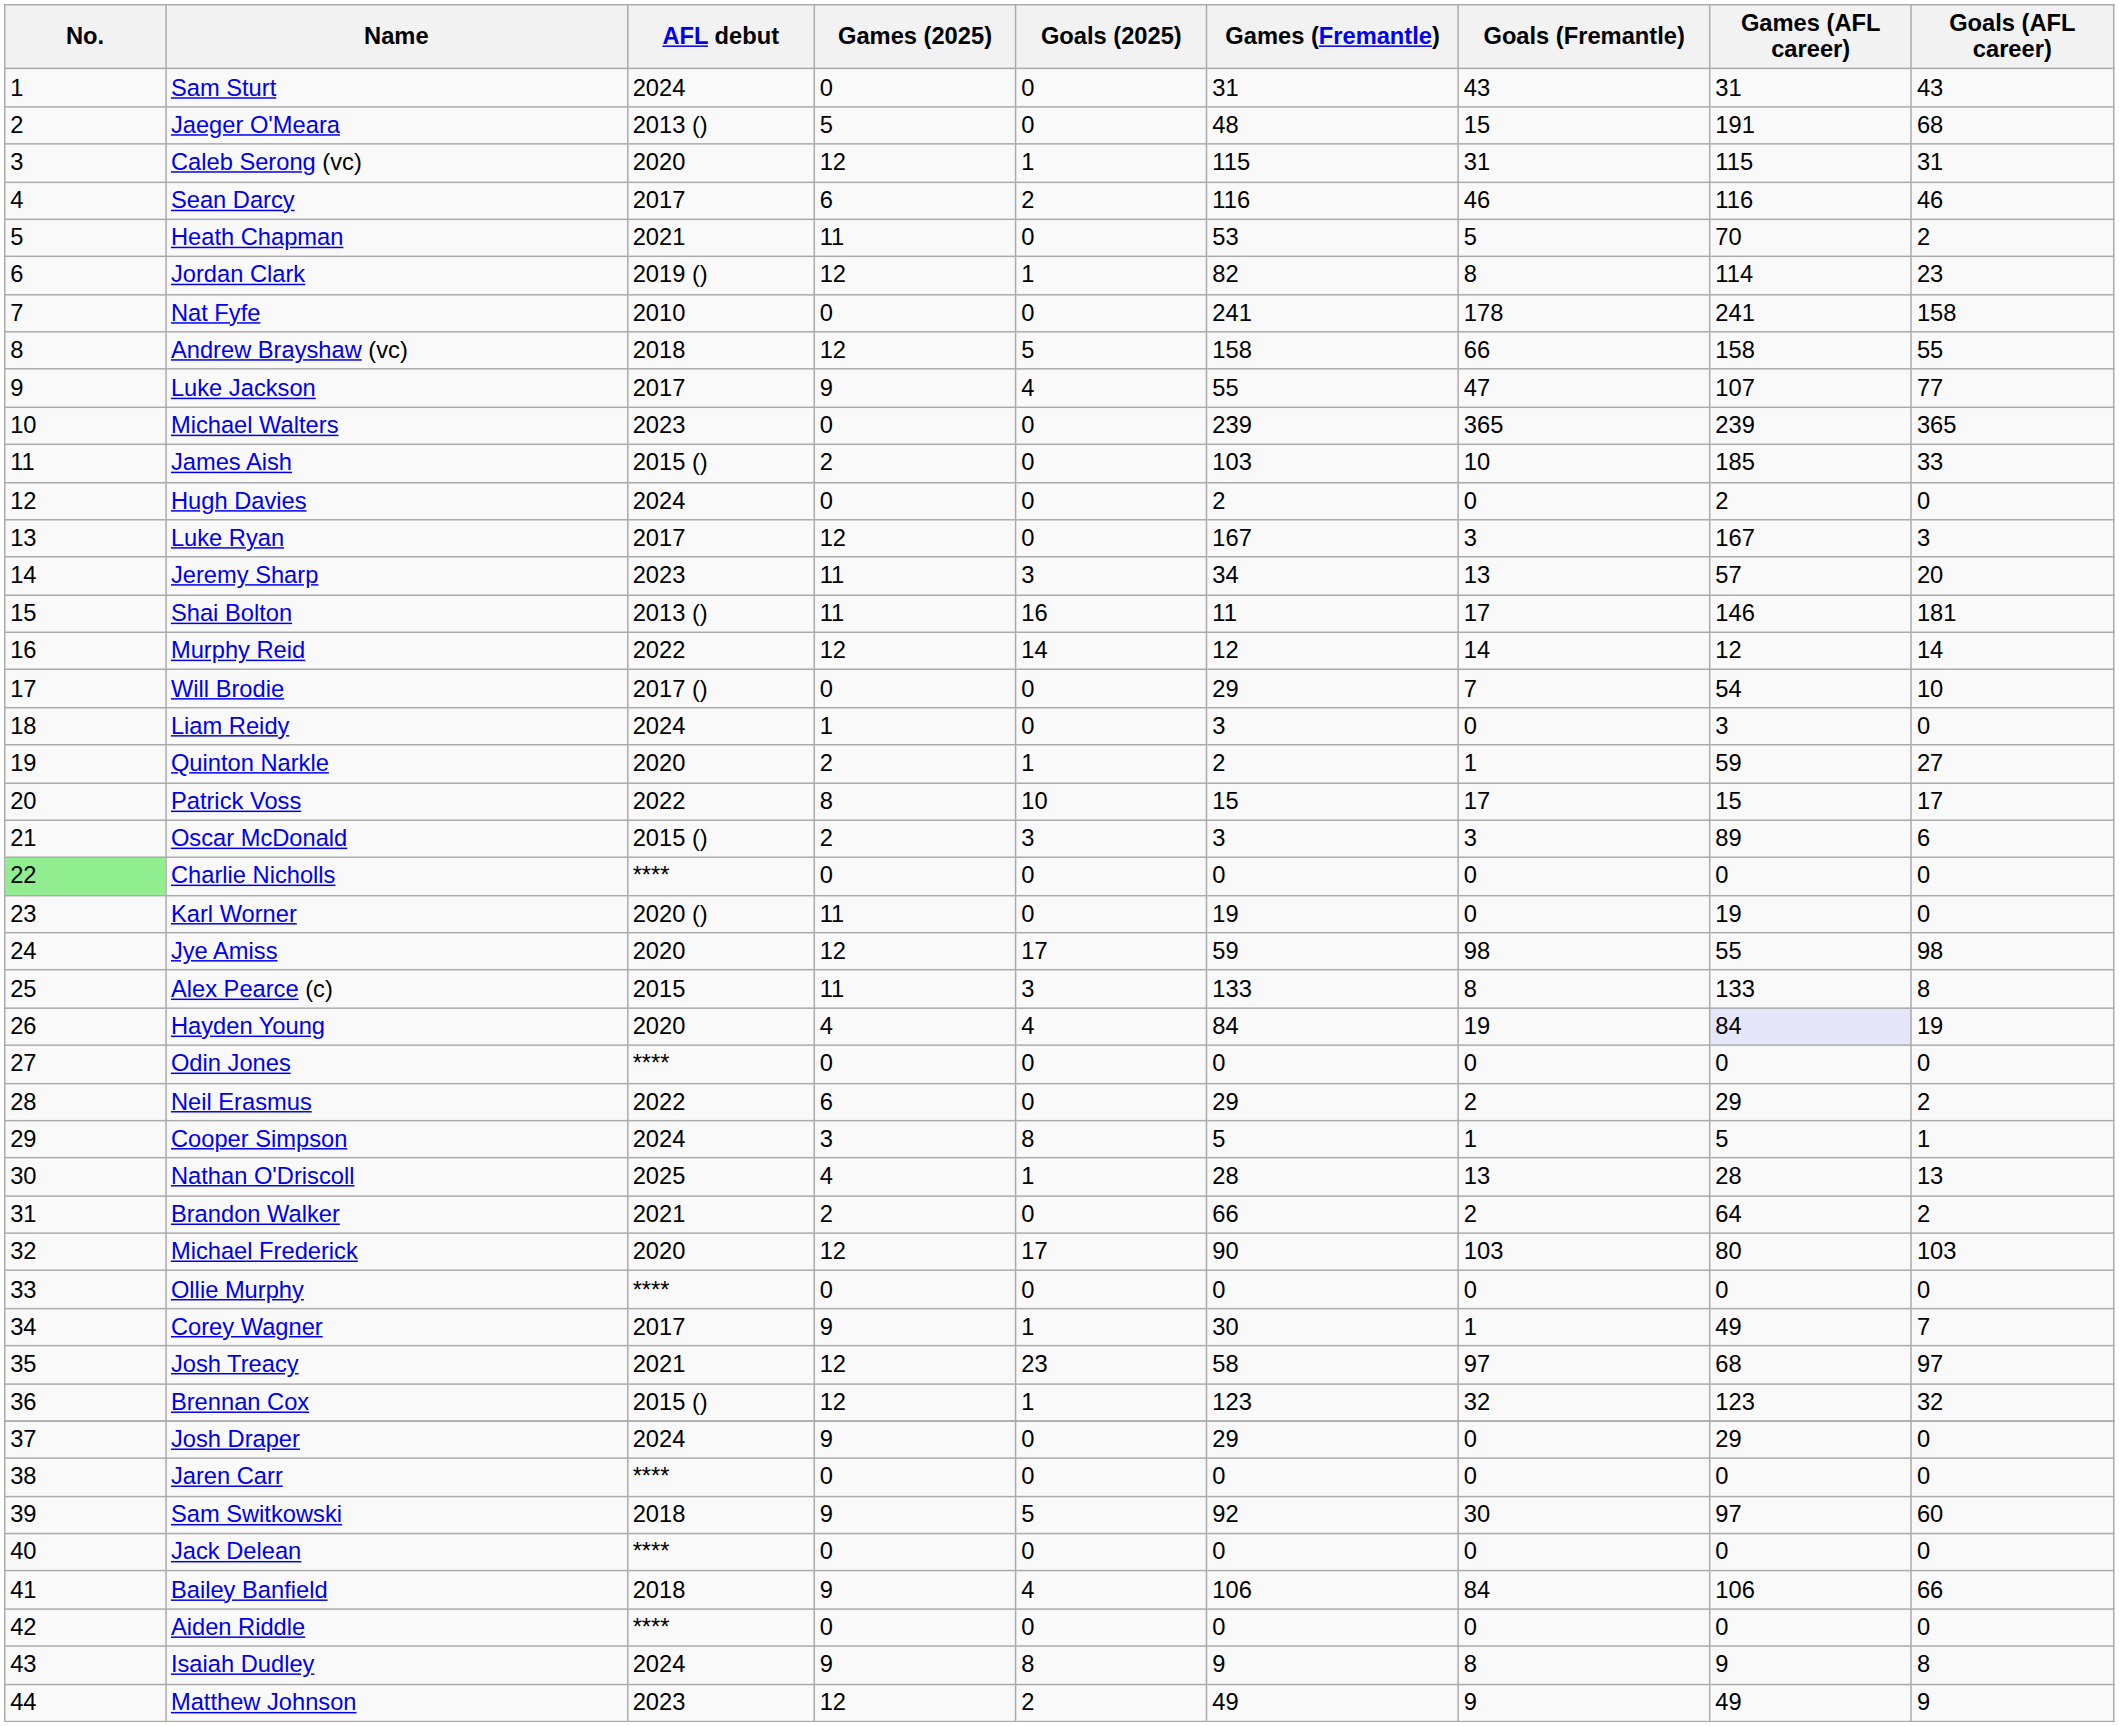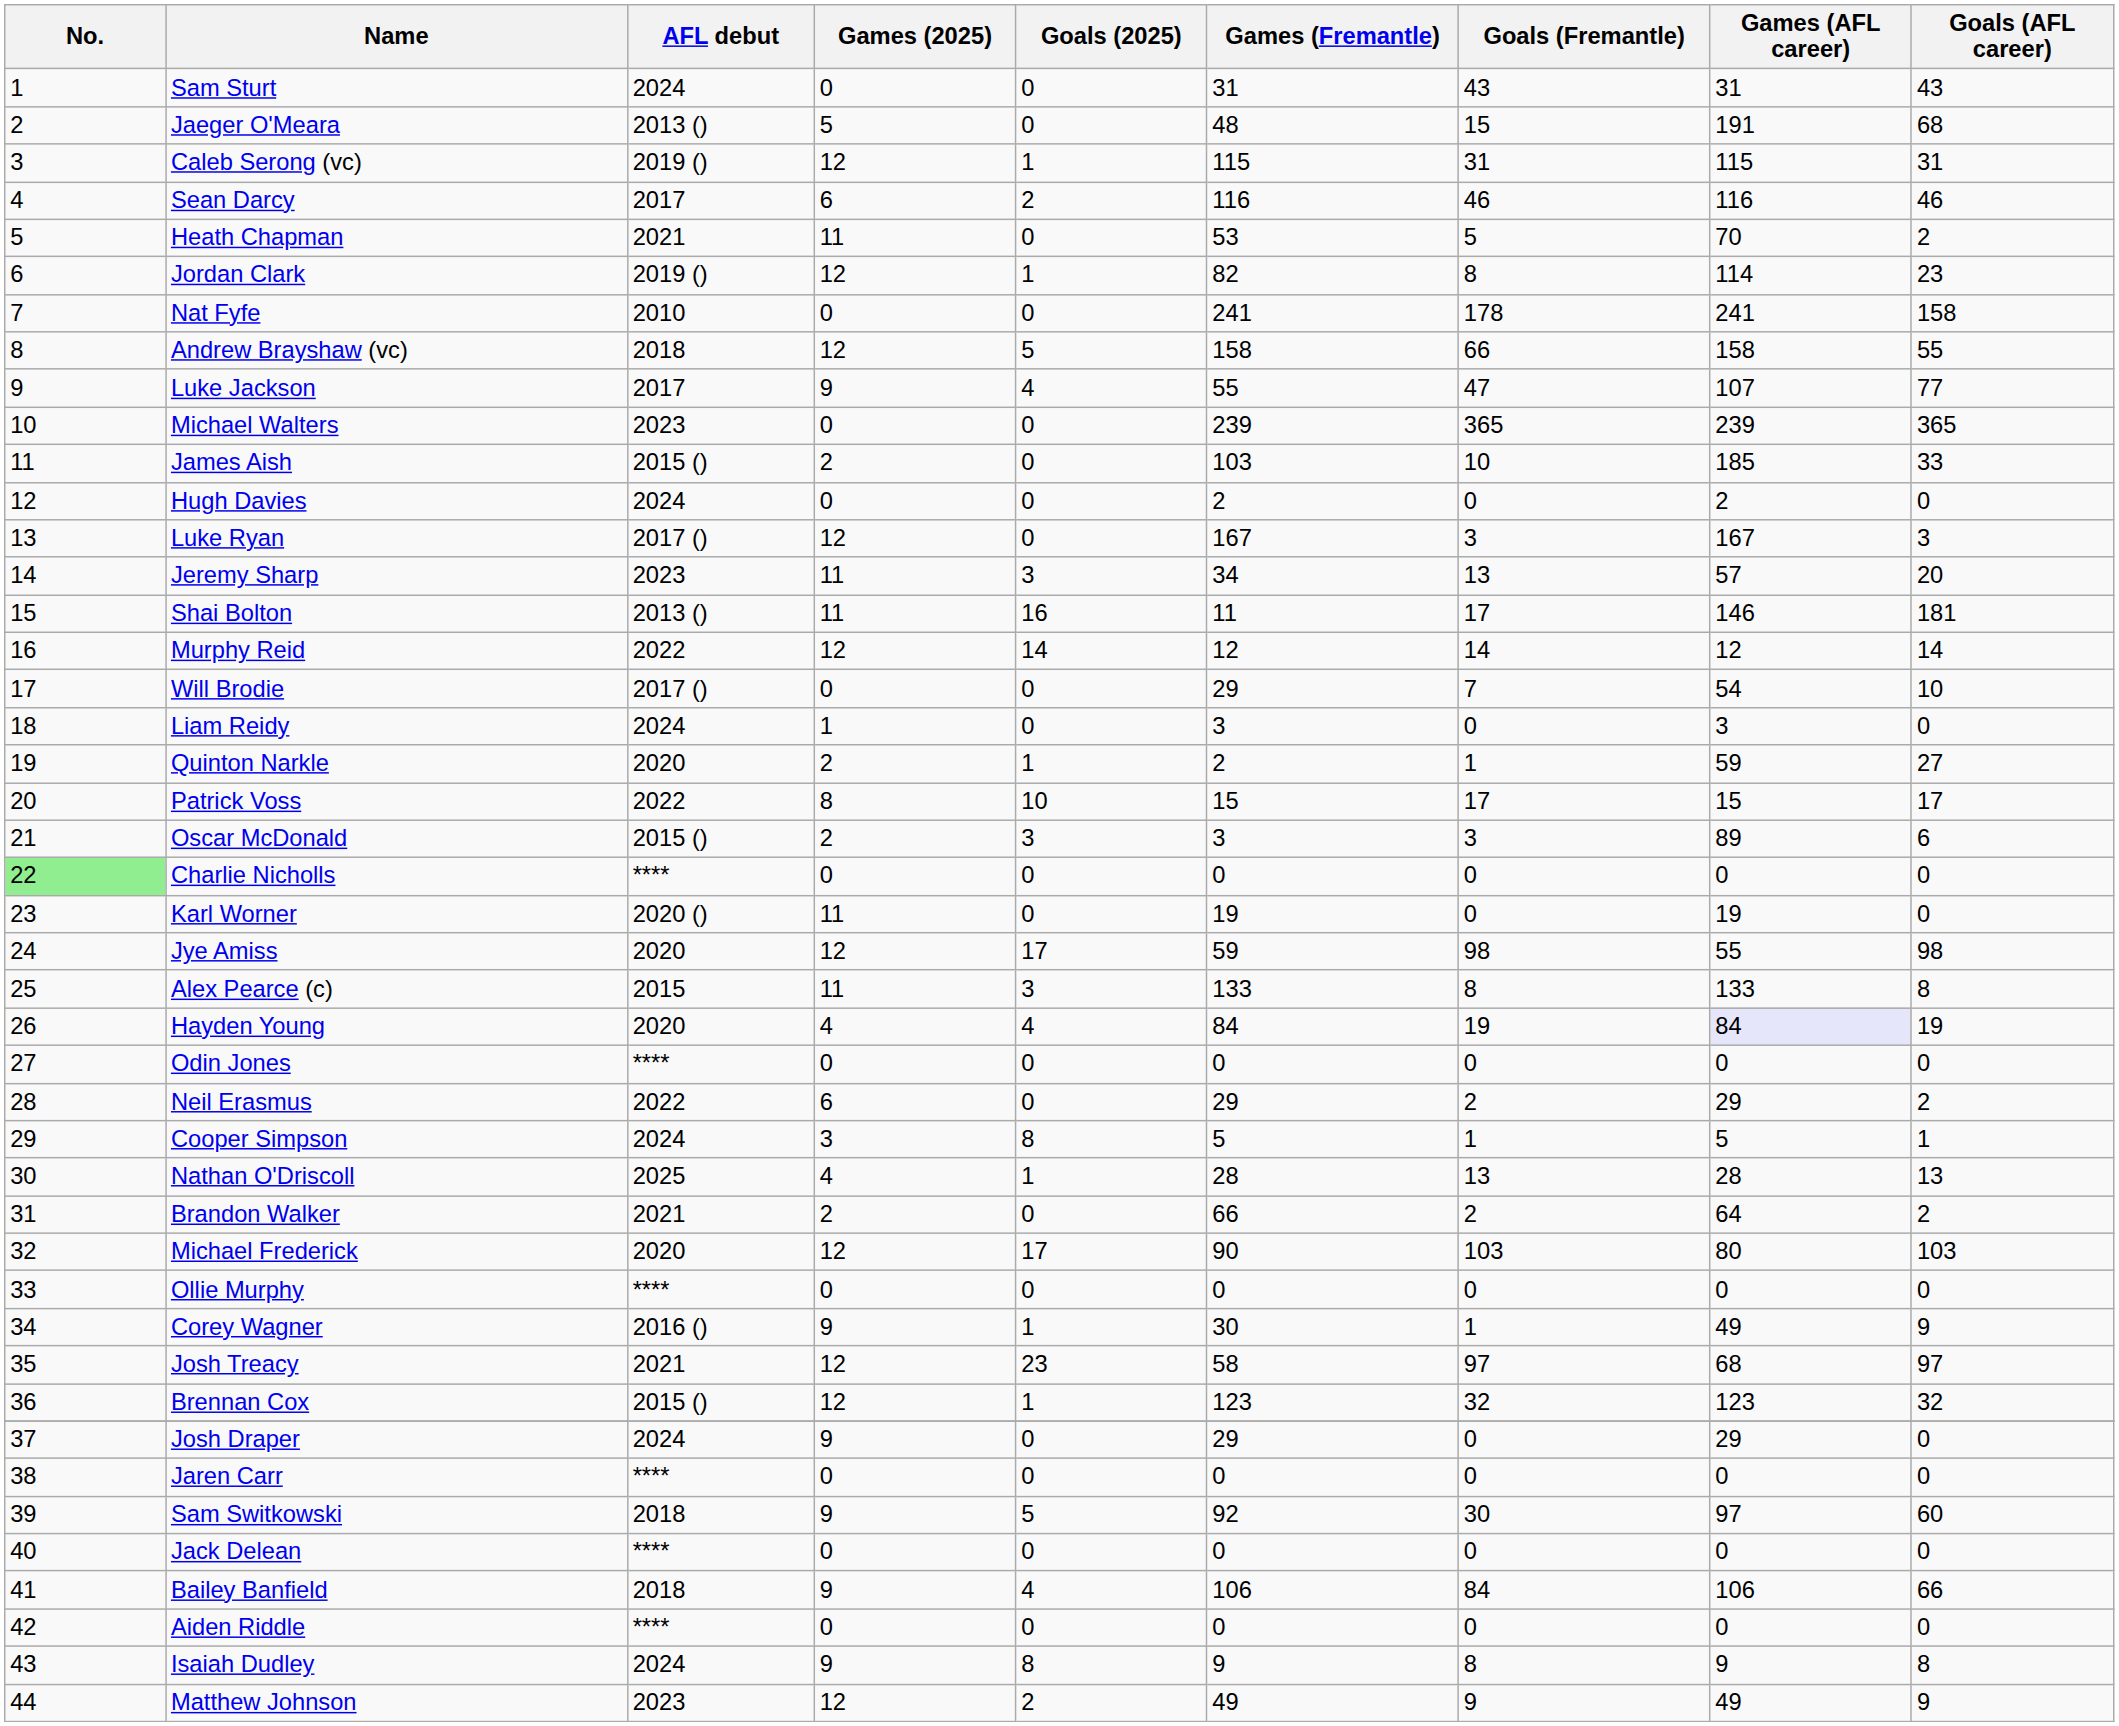(659, 162) 2020 -> (670, 162) 2019 ()
(659, 538) 2017 -> (670, 538) 2017 ()
(659, 1326) 2017 -> (670, 1326) 2016 ()
(1924, 1326) 7 -> (1924, 1326) 9
